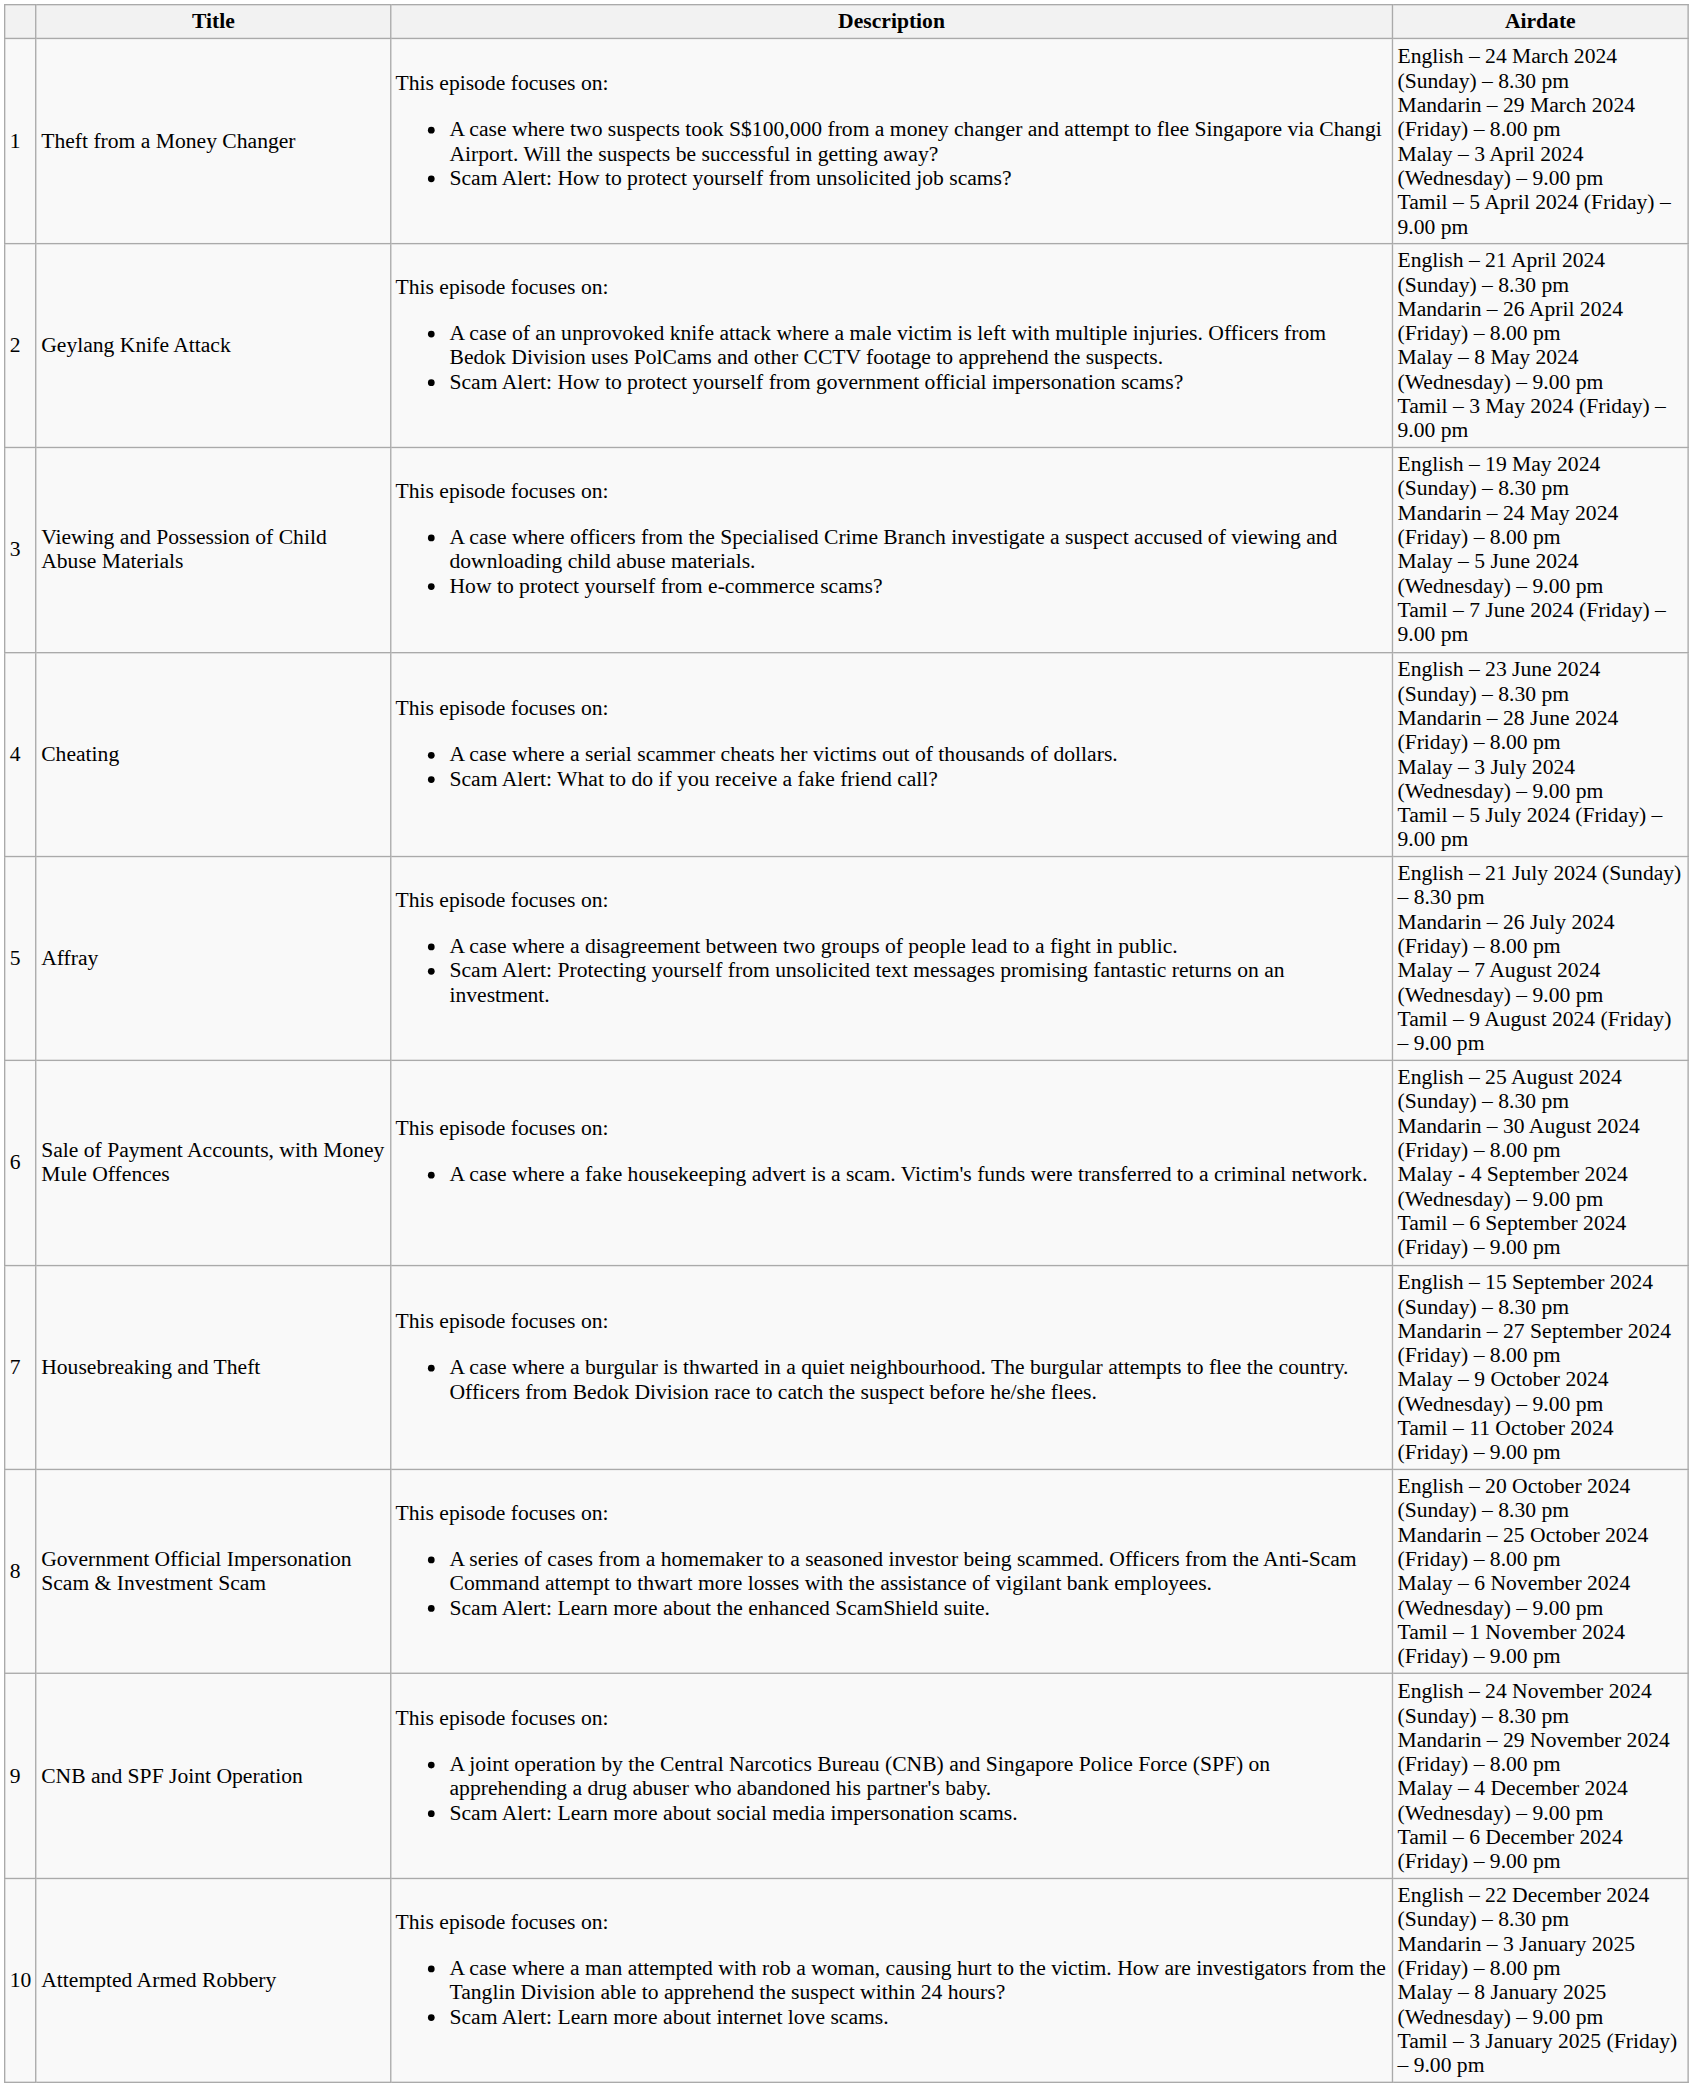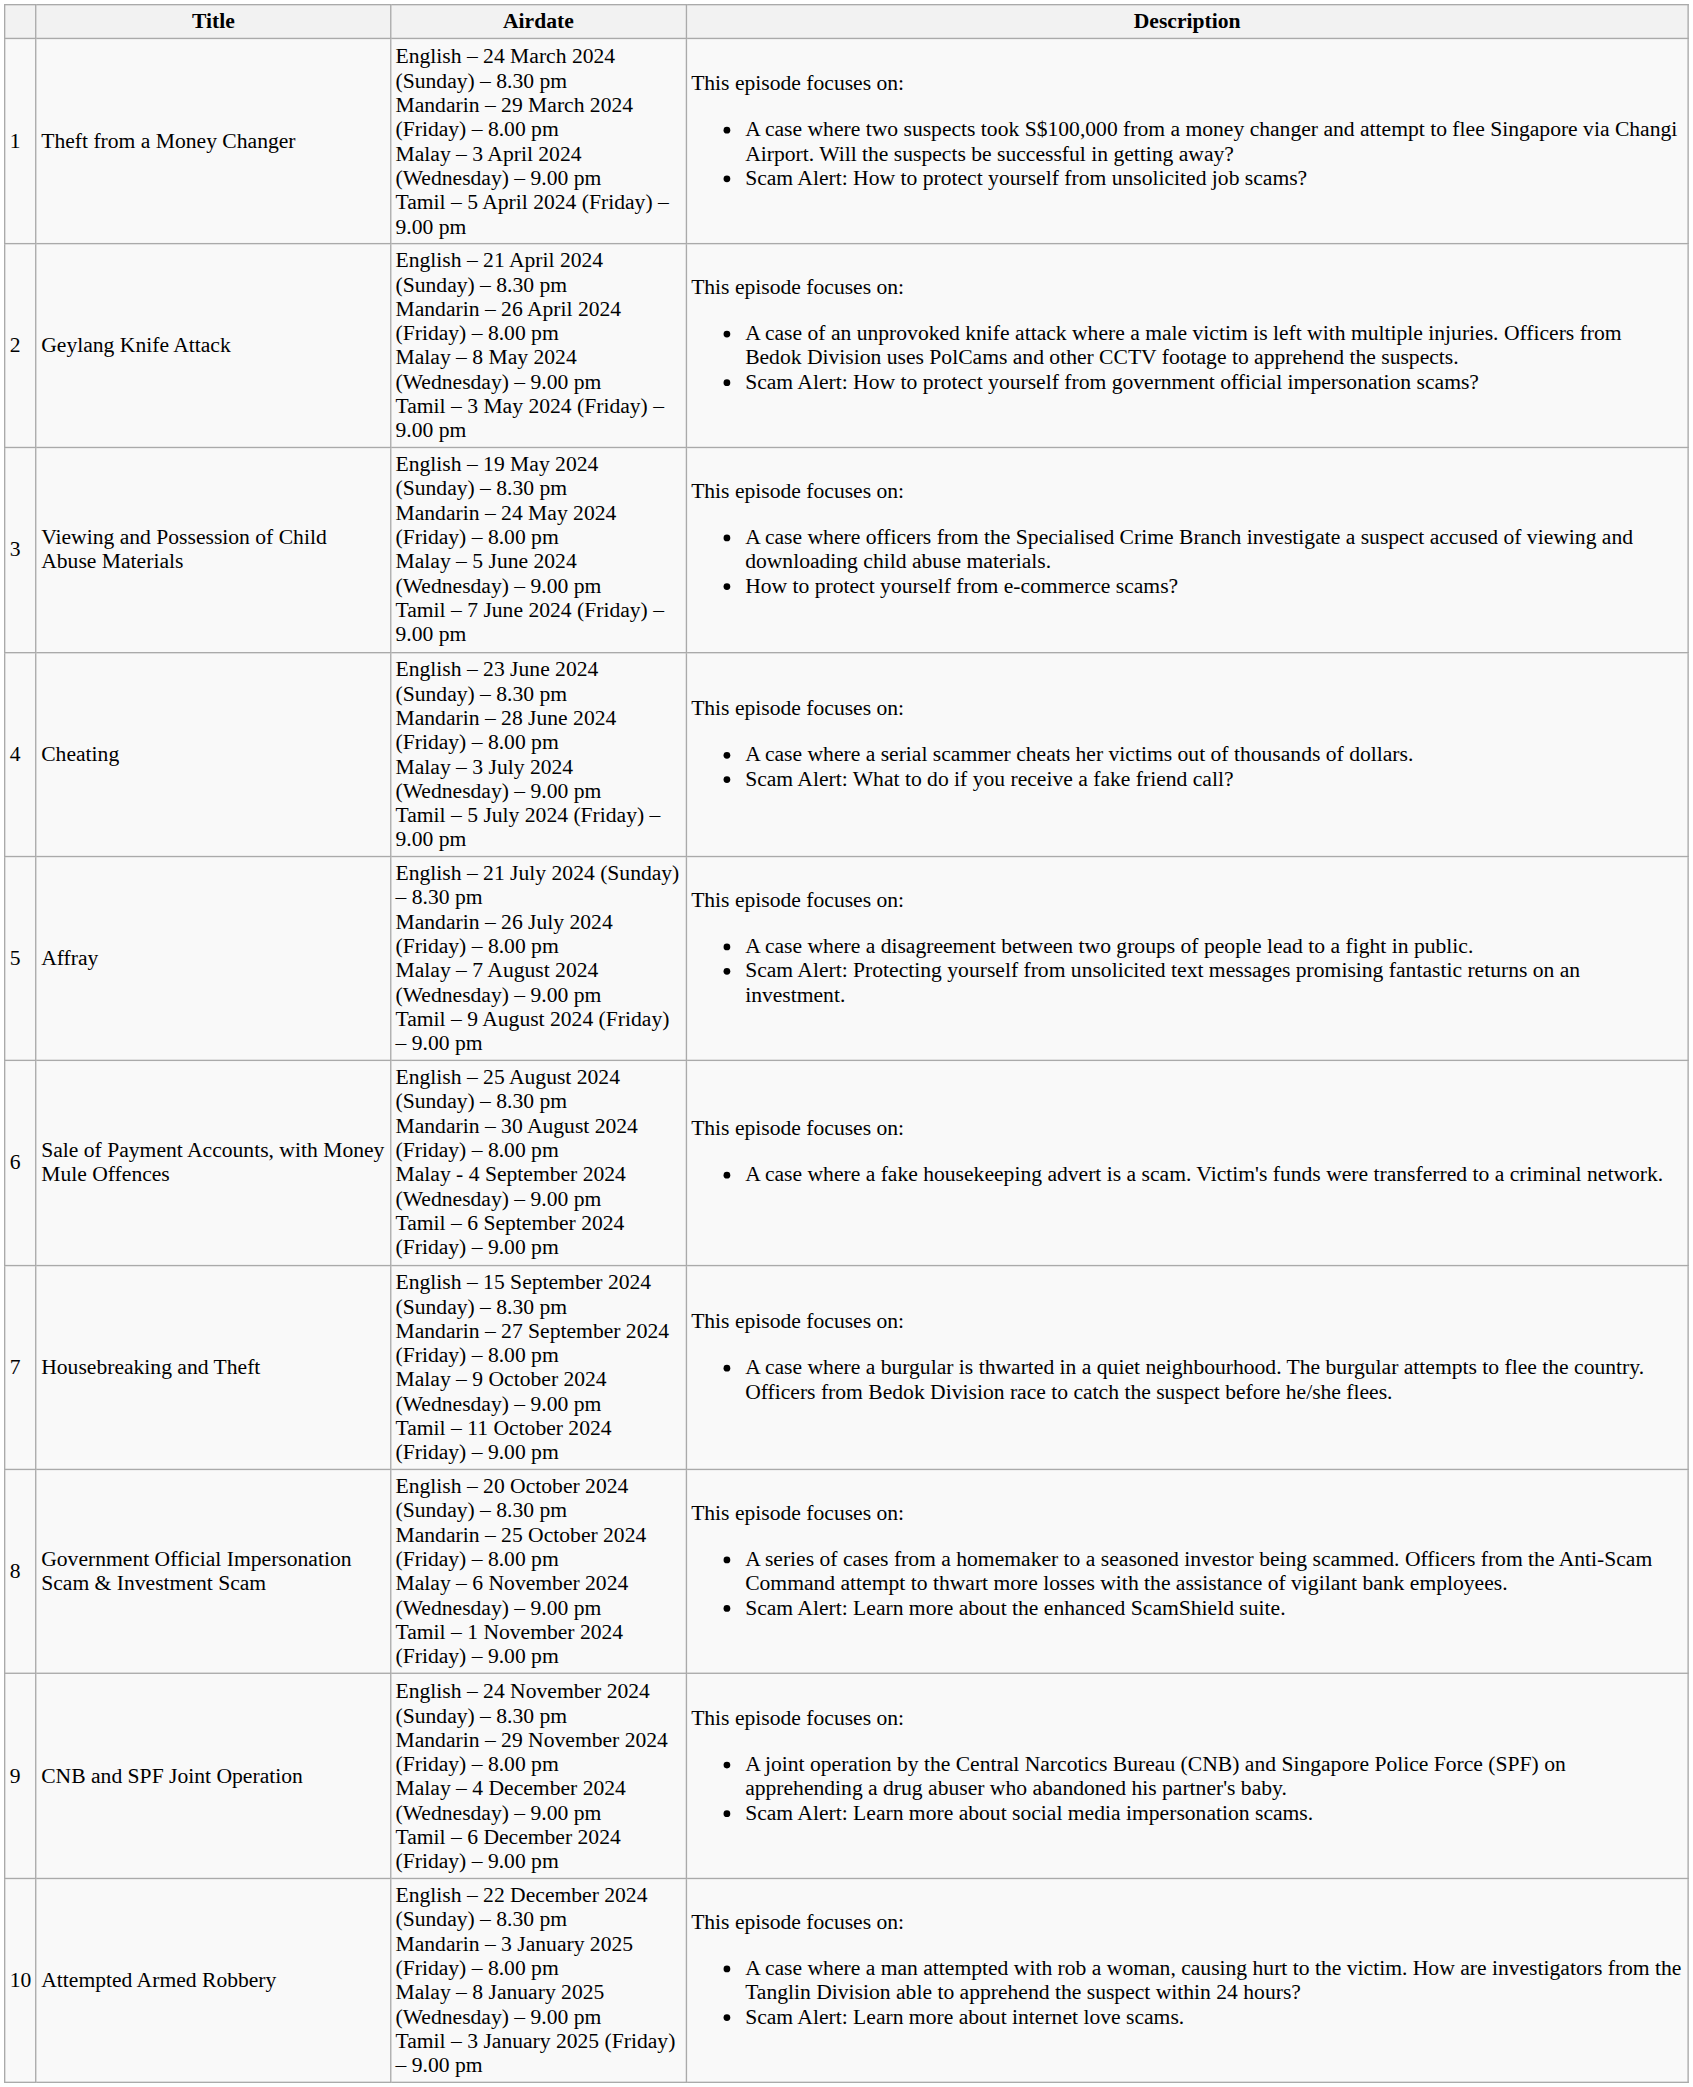columns swapped: (892, 21) <-> (1540, 21)
